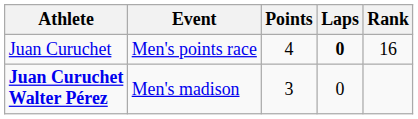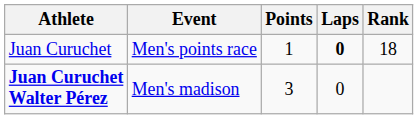(289, 49) 4 -> (289, 49) 1
(388, 49) 16 -> (388, 49) 18
